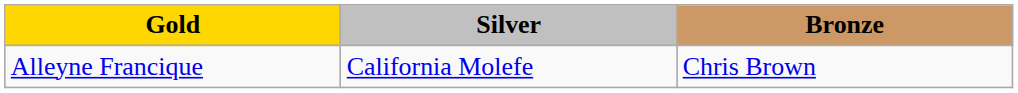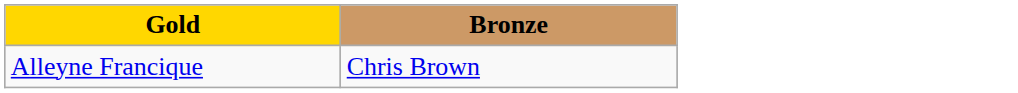- column: (509, 25)
